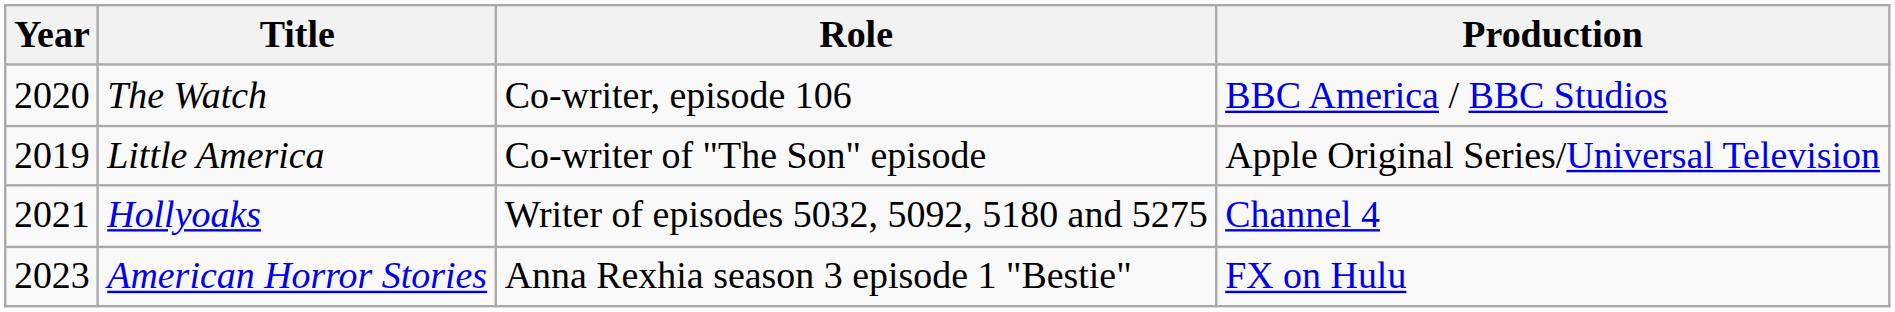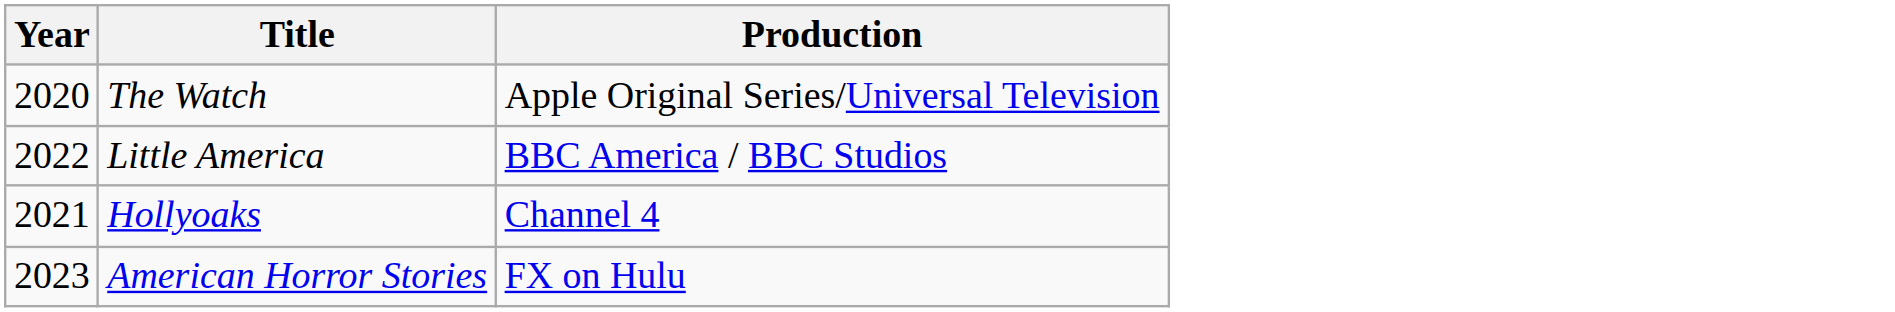- column: (856, 34)
(1446, 94) BBC America / BBC Studios -> (832, 94) Apple Original Series/Universal Television
(52, 154) 2019 -> (52, 154) 2022
(1553, 154) Apple Original Series/Universal Television -> (726, 154) BBC America / BBC Studios
